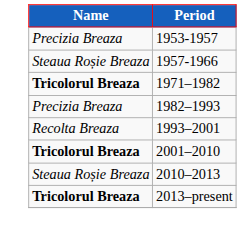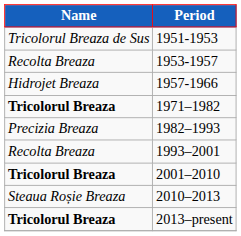+ row: (187, 38)
(77, 38) Precizia Breaza -> (51, 61) Recolta Breaza
(91, 61) Steaua Roșie Breaza -> (54, 83) Hidrojet Breaza
